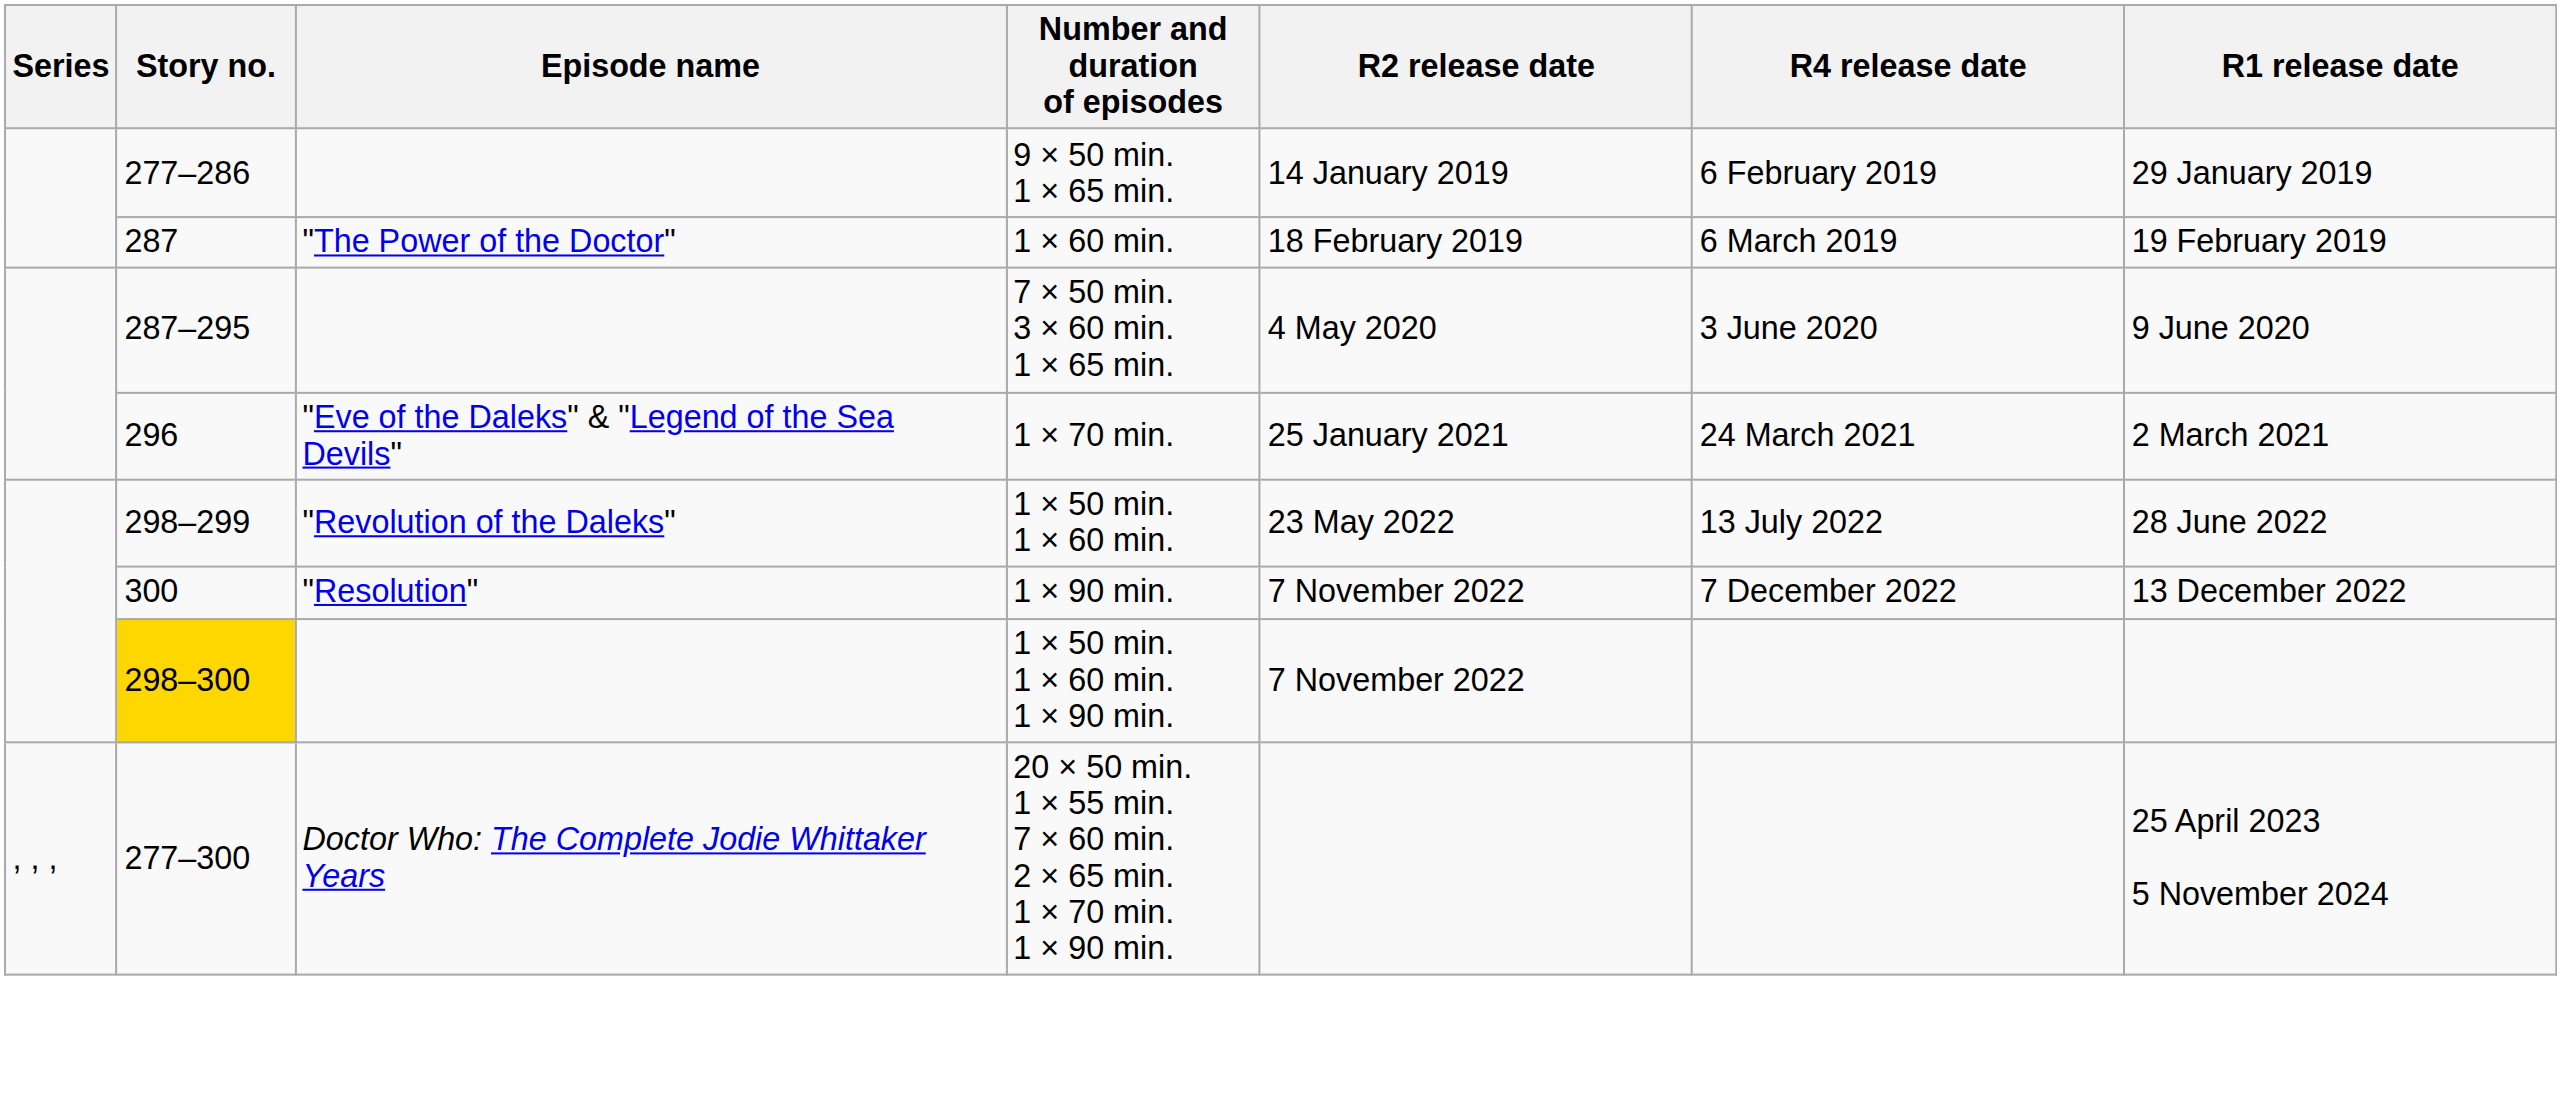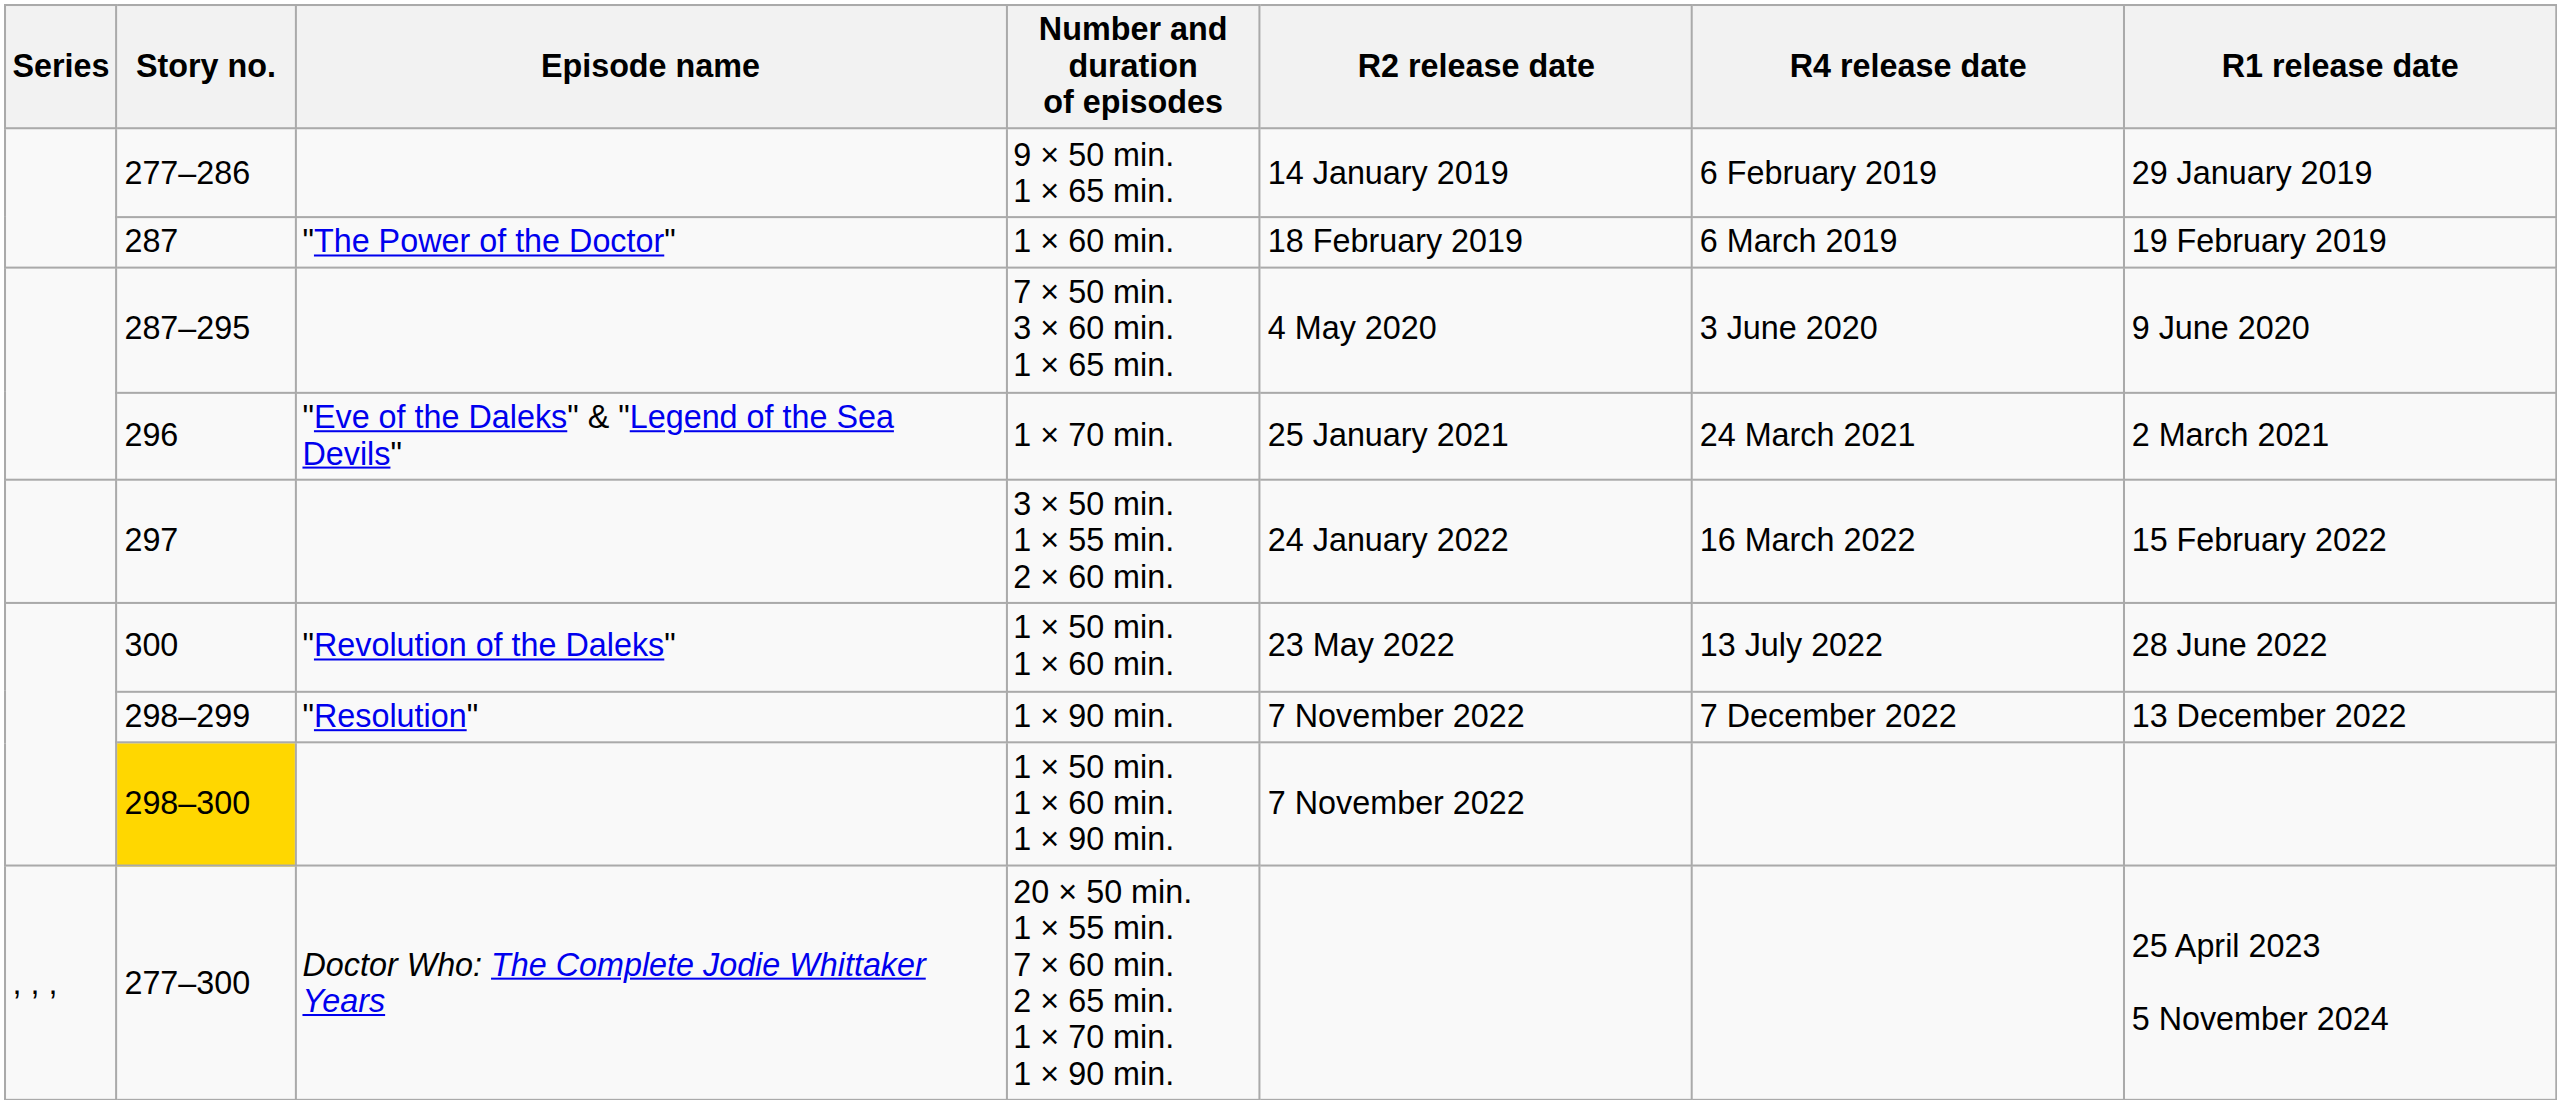+ row: (1094, 540)
(187, 522) 298–299 -> (151, 646) 300
(151, 592) 300 -> (187, 716) 298–299
